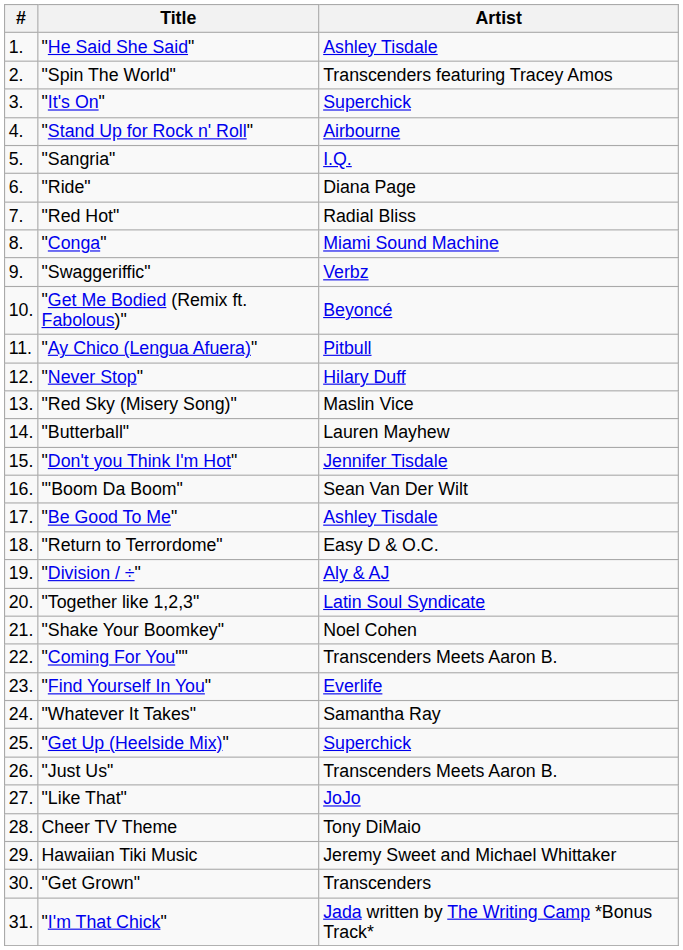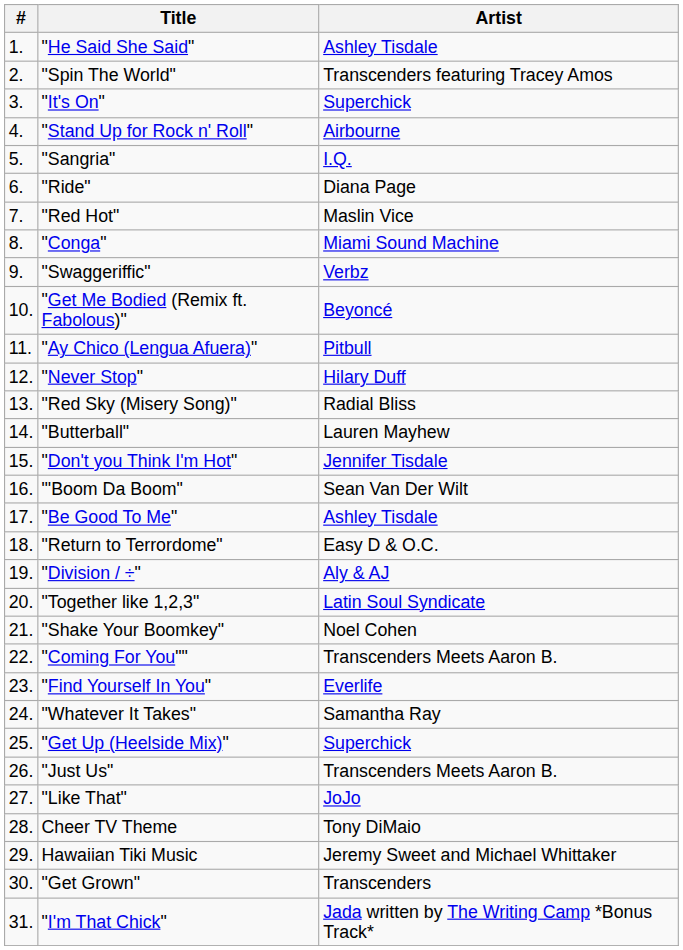(370, 215) Radial Bliss -> (368, 215) Maslin Vice
(368, 404) Maslin Vice -> (370, 404) Radial Bliss
